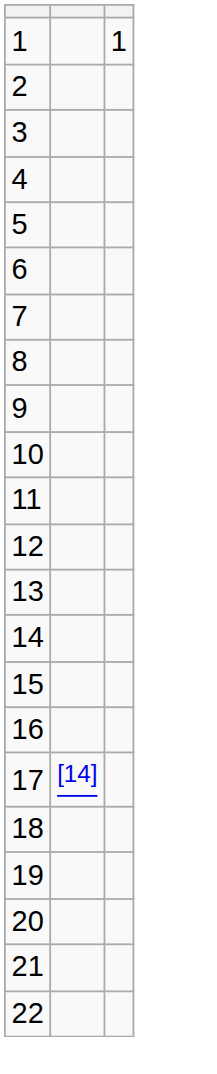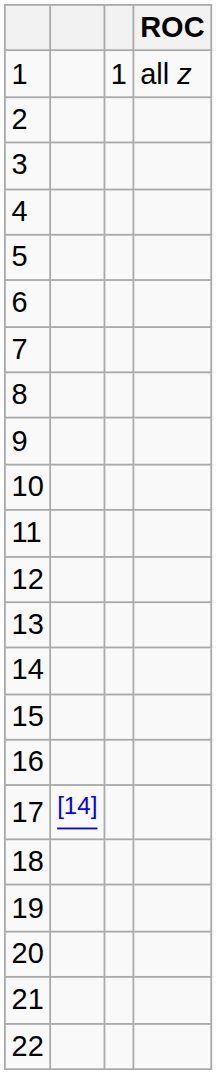+ column: (172, 27)
